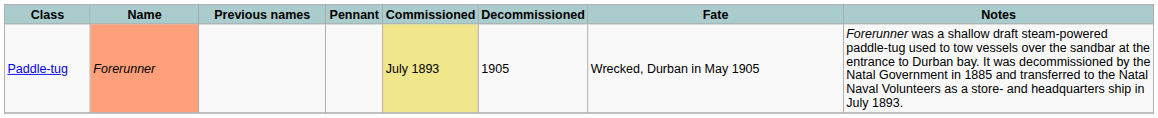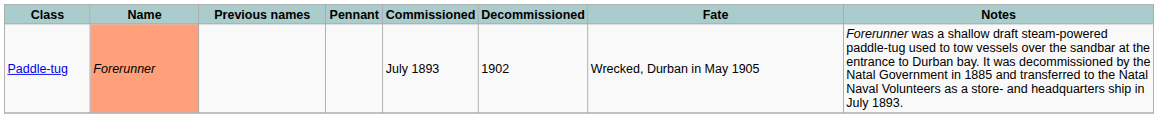(413, 68) khaki background -> (413, 68) no background
(495, 68) 1905 -> (495, 68) 1902
